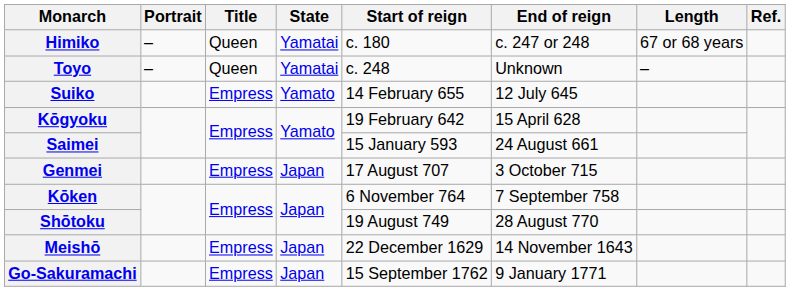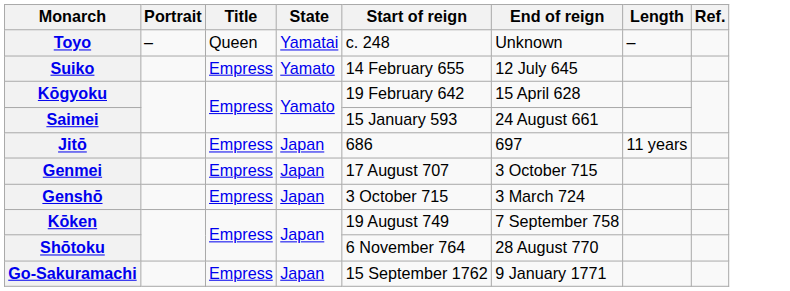- row: (72, 42)
+ row: (72, 145)
+ row: (72, 196)
(406, 196) 6 November 764 -> (397, 222) 19 August 749
(397, 222) 19 August 749 -> (406, 247) 6 November 764
- row: (72, 247)
